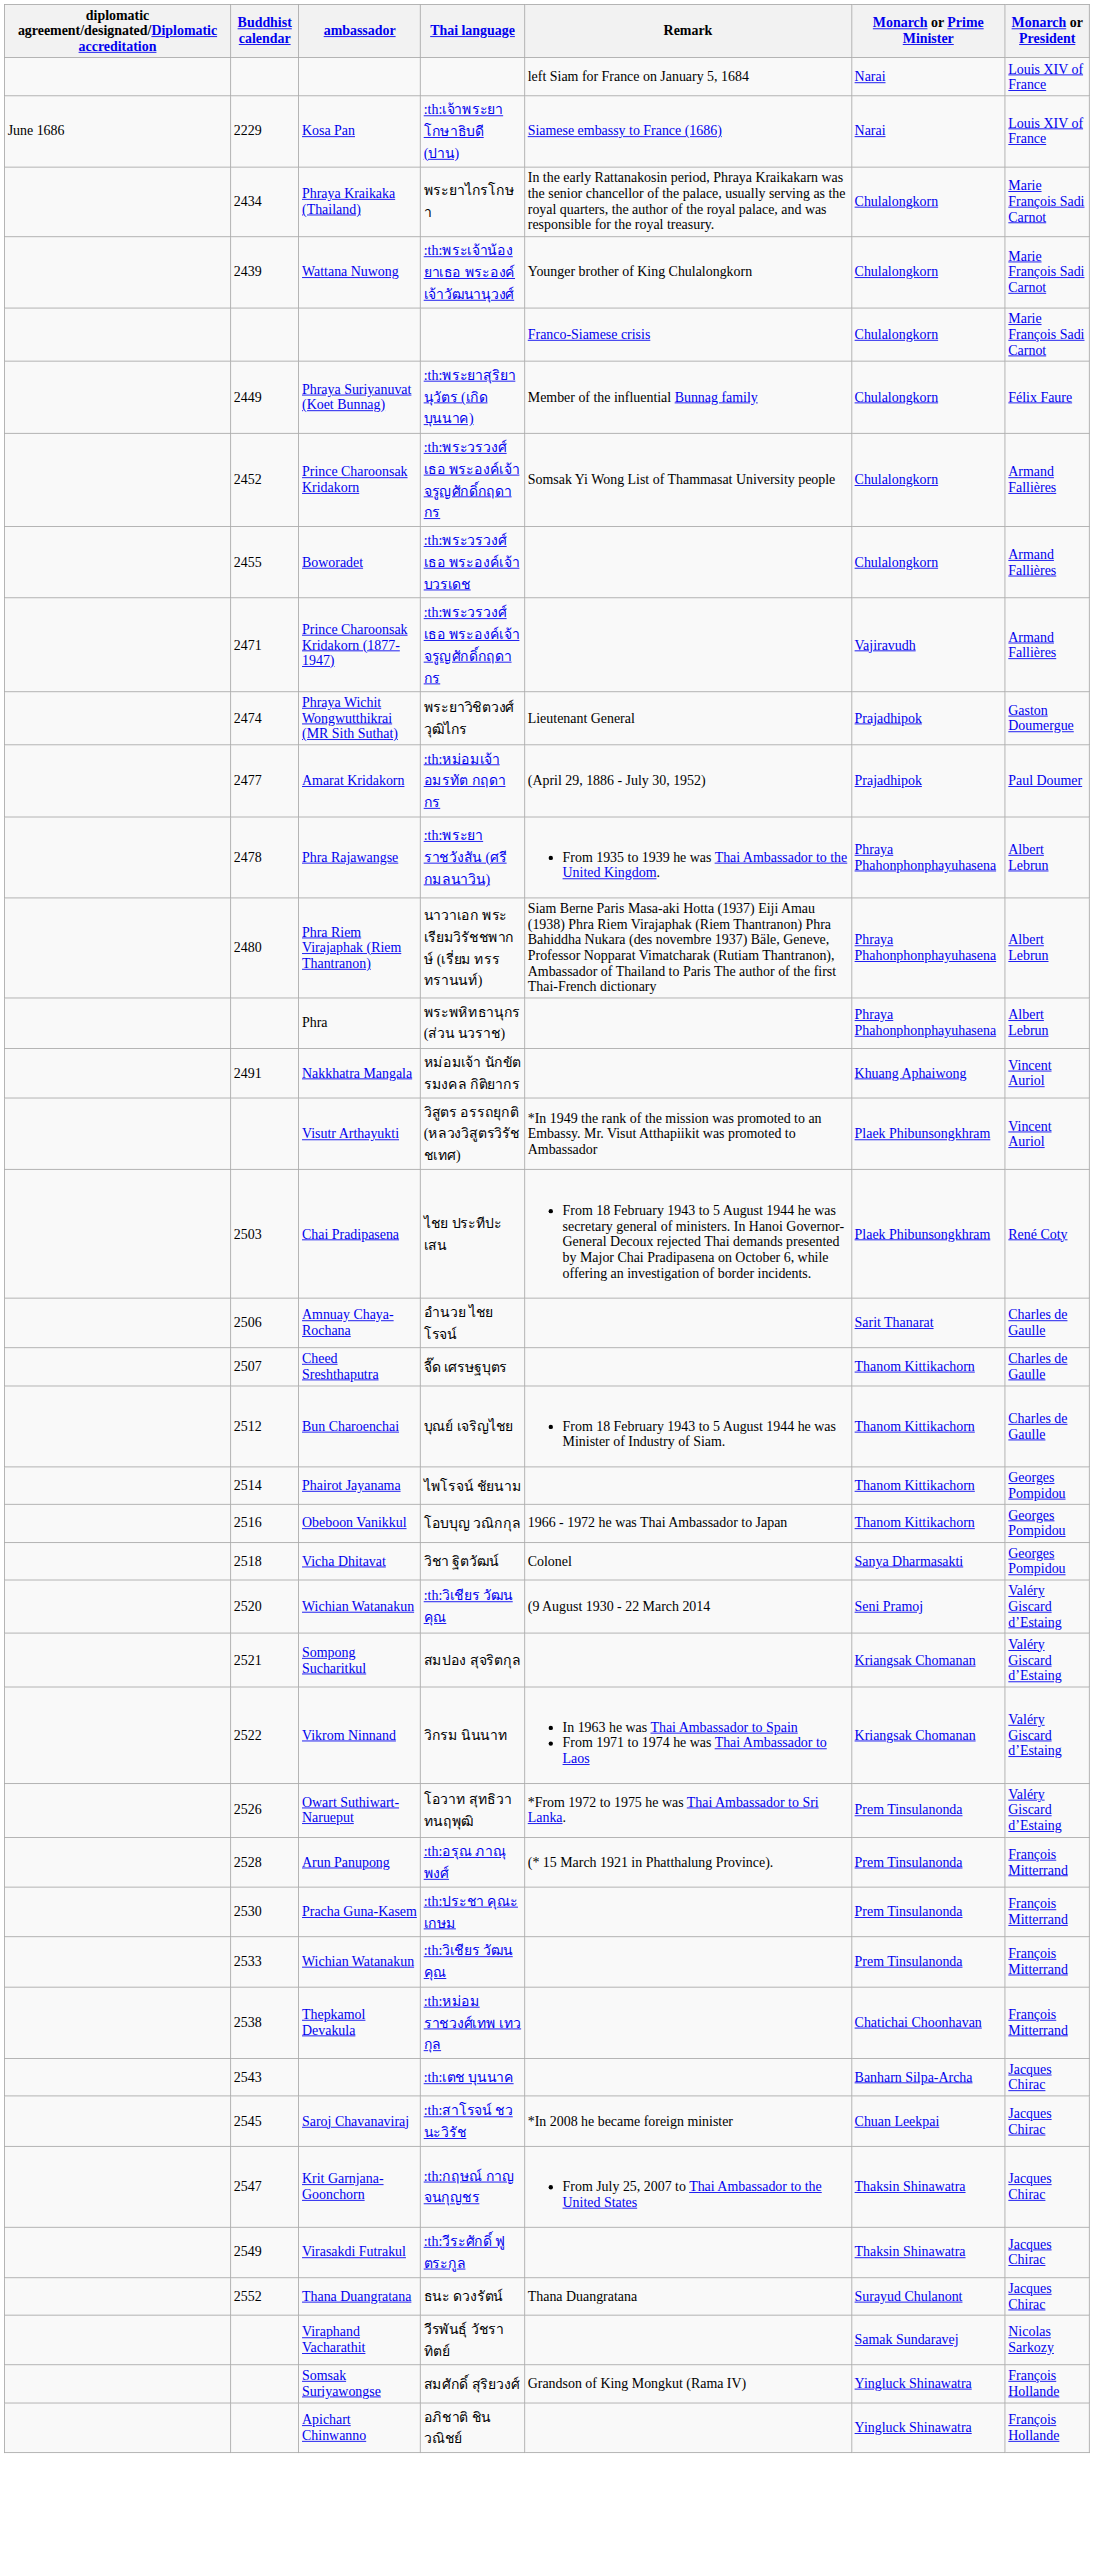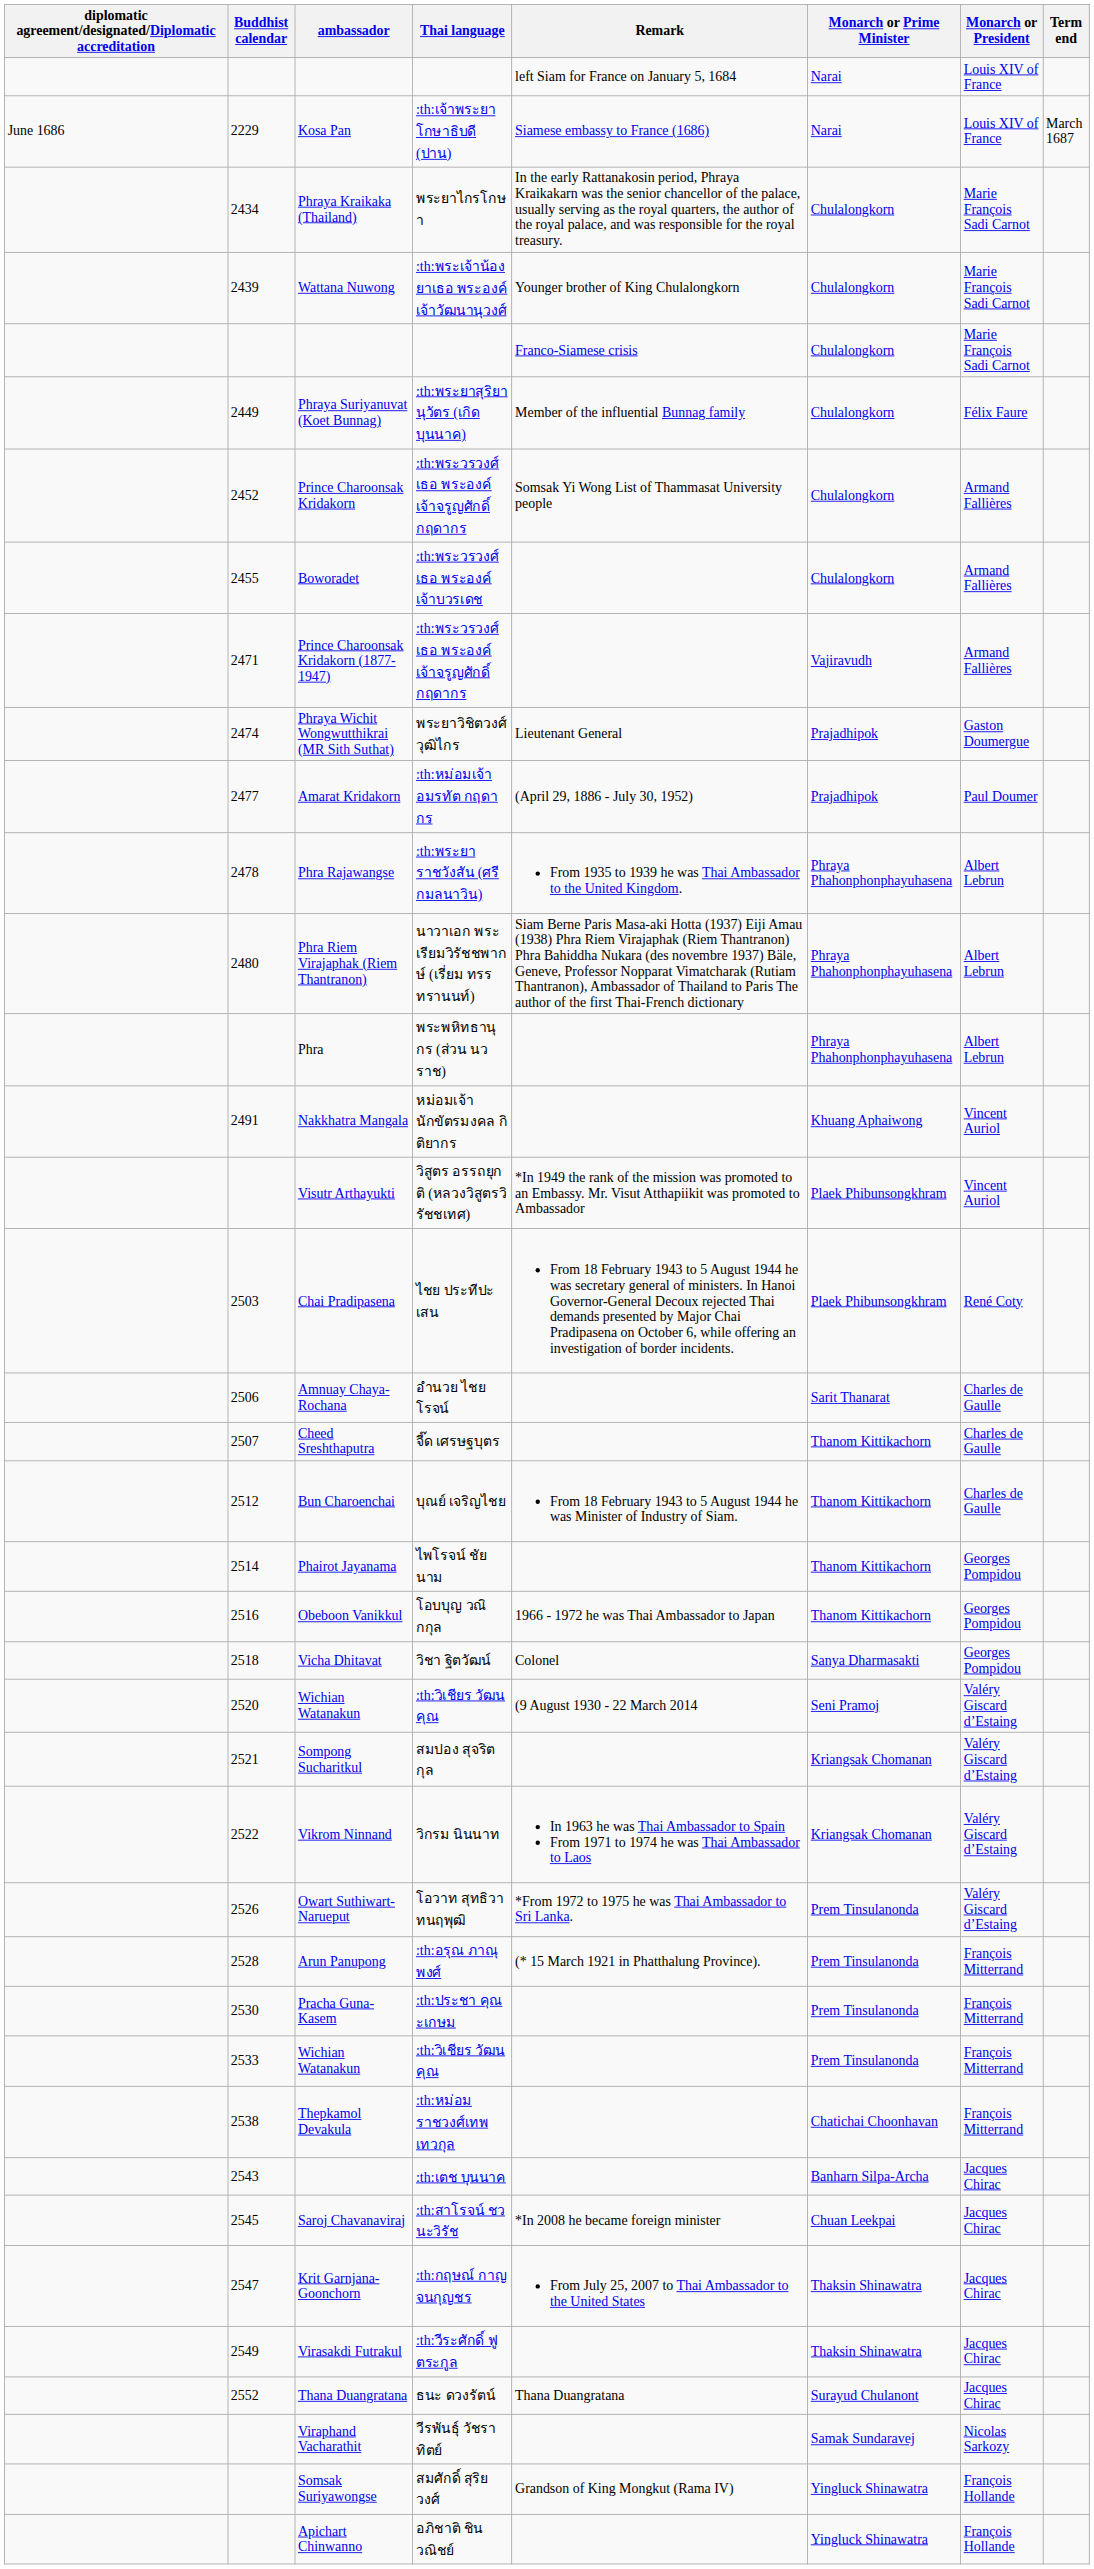+ column: (1066, 31)
